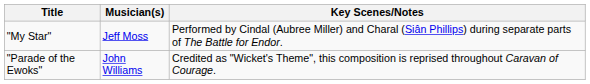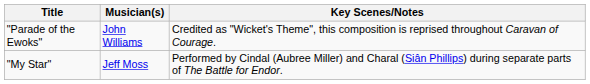rows swapped: (41, 65) <-> (29, 36)
